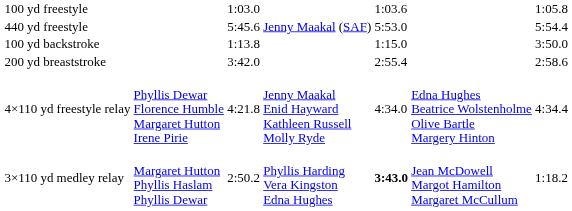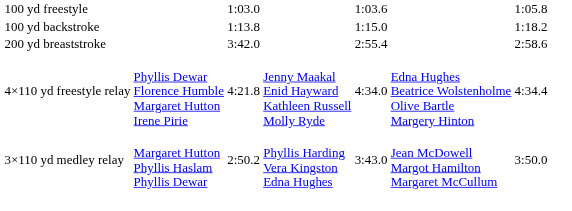- row: (46, 26)
(552, 44) 3:50.0 -> (531, 26) 1:18.2
(391, 178) bold -> (371, 160) normal
(552, 178) 1:18.2 -> (531, 160) 3:50.0
